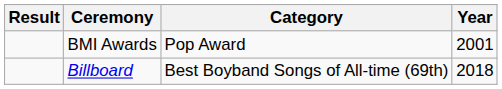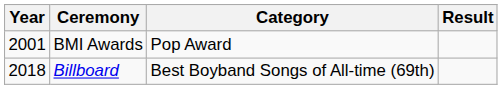columns swapped: (475, 17) <-> (34, 17)
